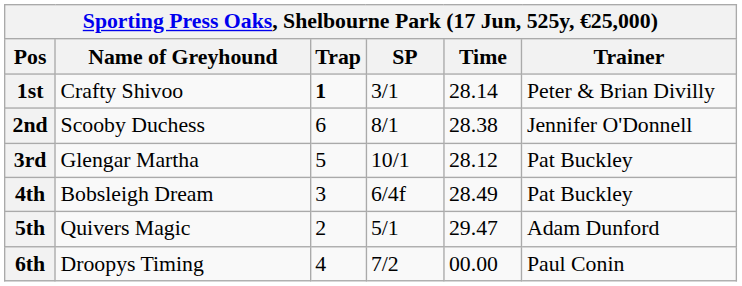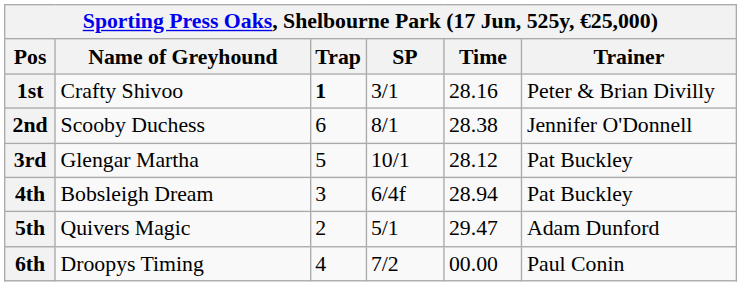(473, 90) 28.14 -> (473, 90) 28.16
(473, 194) 28.49 -> (473, 194) 28.94
